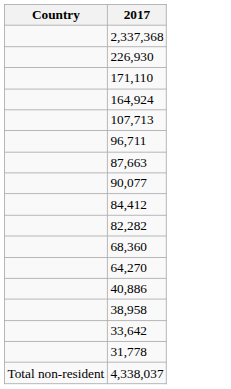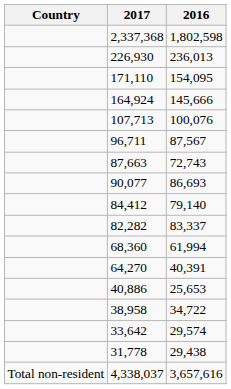+ column: (196, 15)
